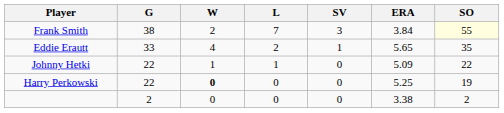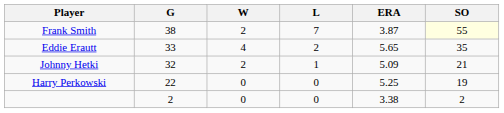- column: (340, 13)
(403, 30) 3.84 -> (389, 30) 3.87
(149, 64) 22 -> (170, 64) 32
(213, 64) 1 -> (243, 64) 2
(467, 64) 22 -> (462, 64) 21
(213, 82) bold -> (243, 82) normal
